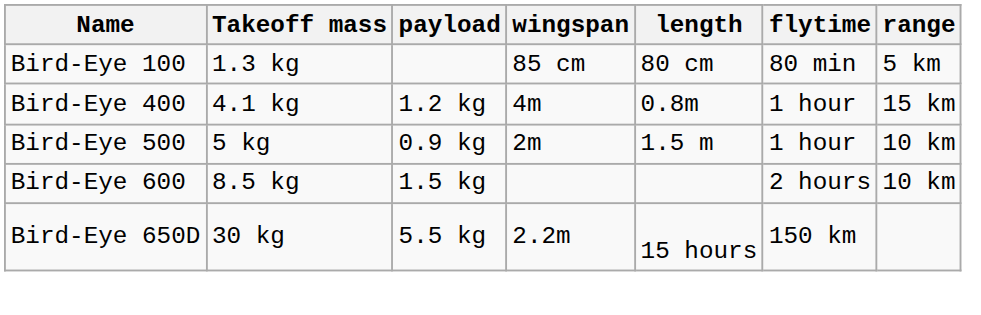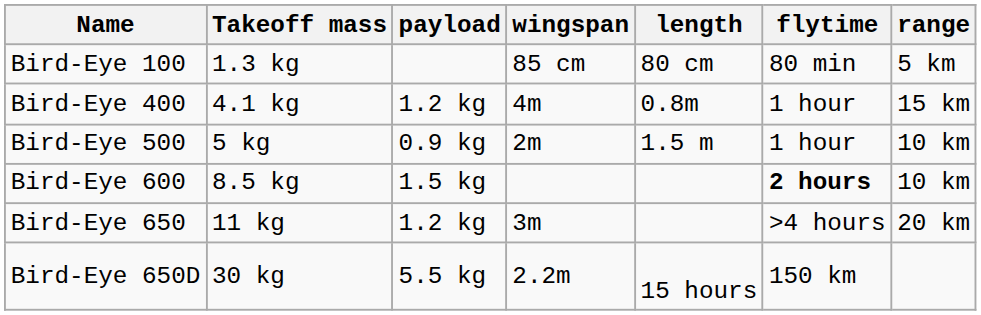(820, 183) normal -> (820, 183) bold
+ row: (98, 223)
